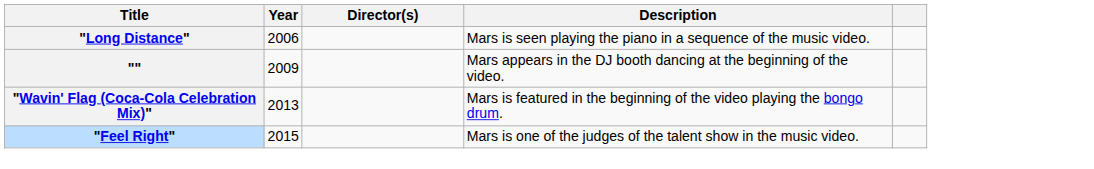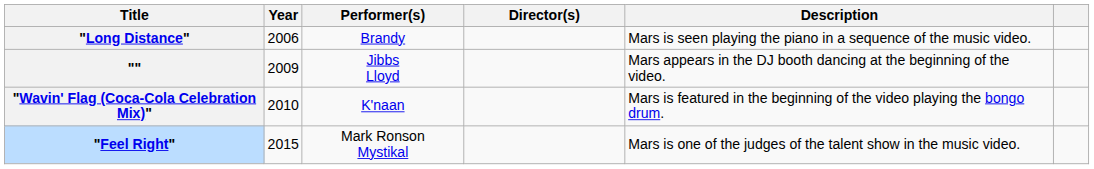+ column: (383, 15)
(283, 106) 2013 -> (283, 106) 2010
